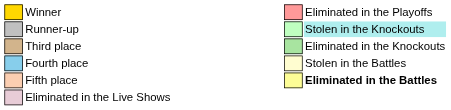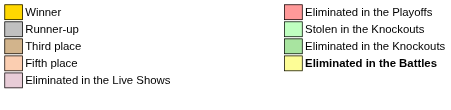(365, 29) paleturquoise background -> (365, 29) no background
- row: (57, 63)
